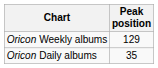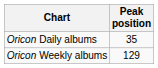rows swapped: (52, 55) <-> (57, 39)
